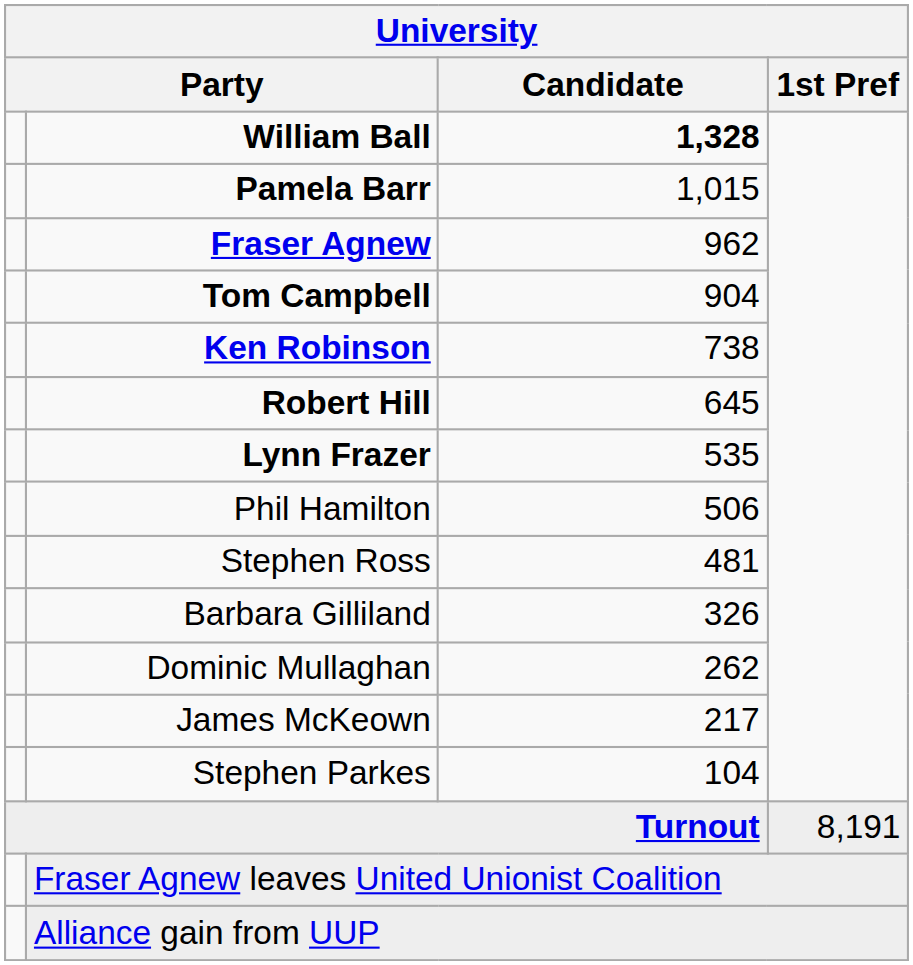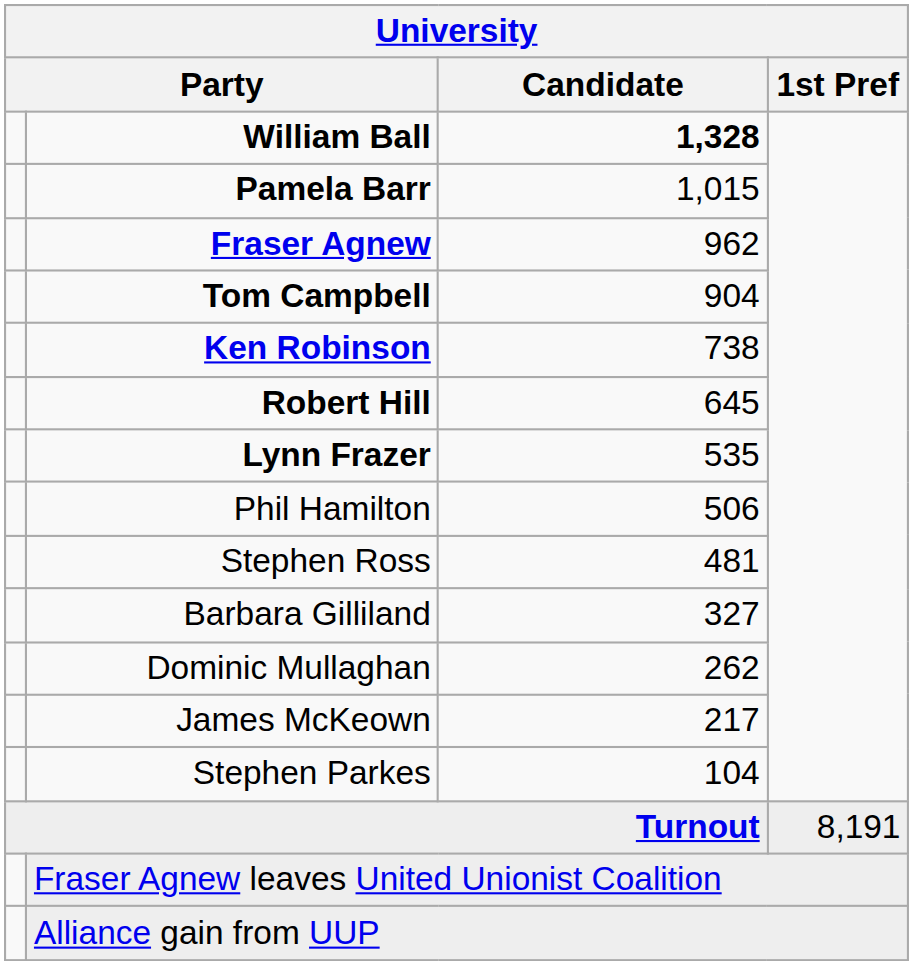(732, 614) 326 -> (732, 614) 327
